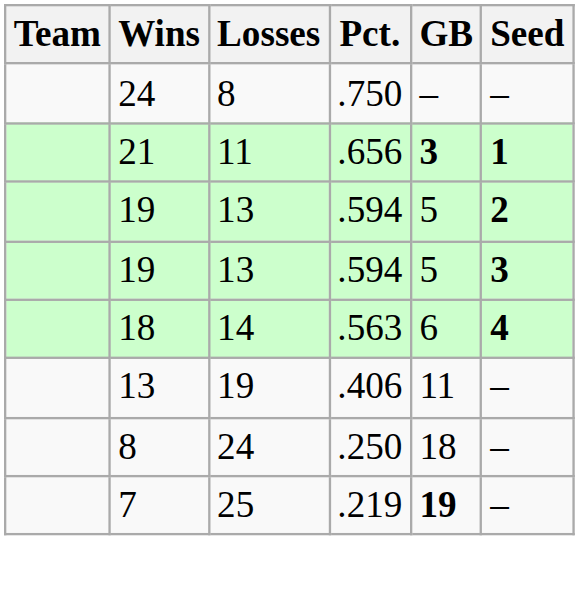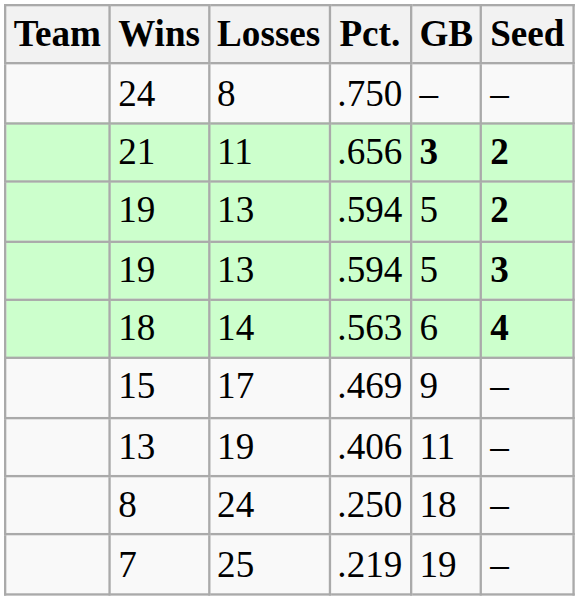(499, 151) 1 -> (499, 151) 2
+ row: (137, 387)
(438, 504) bold -> (438, 563) normal
